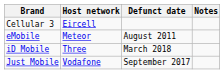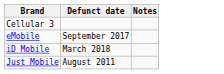- column: (91, 11)
(150, 37) August 2011 -> (96, 37) September 2017
(157, 62) September 2017 -> (89, 62) August 2011
